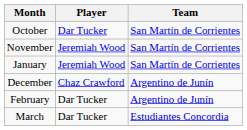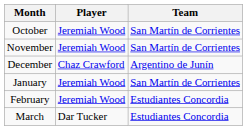(82, 30) Dar Tucker -> (92, 30) Jeremiah Wood
rows swapped: (30, 82) <-> (30, 64)
(82, 99) Dar Tucker -> (92, 99) Jeremiah Wood
(172, 99) Argentino de Junín -> (179, 99) Estudiantes Concordia
